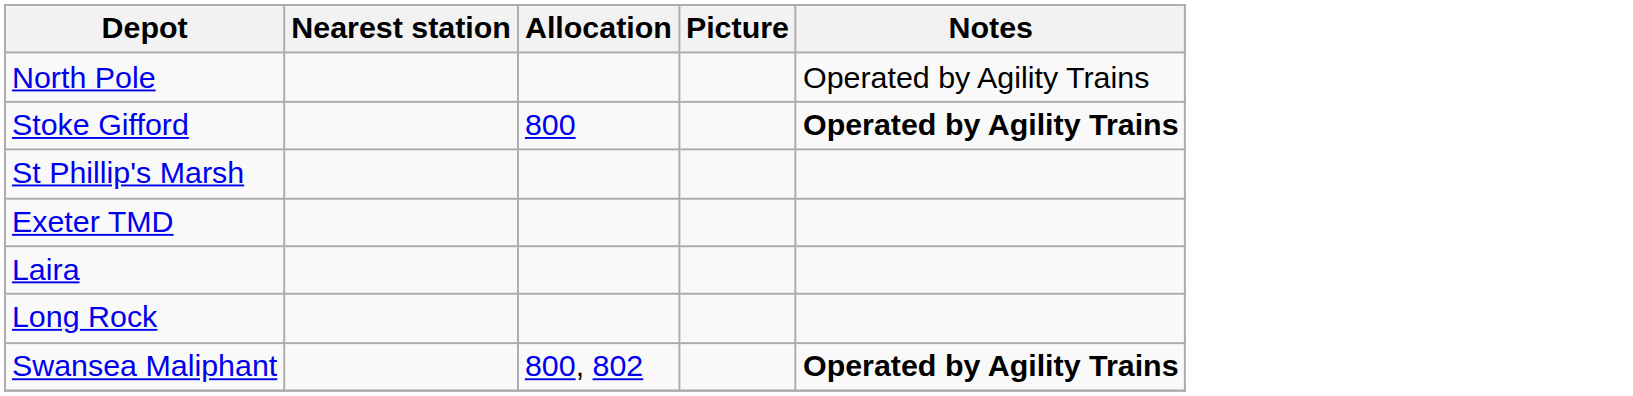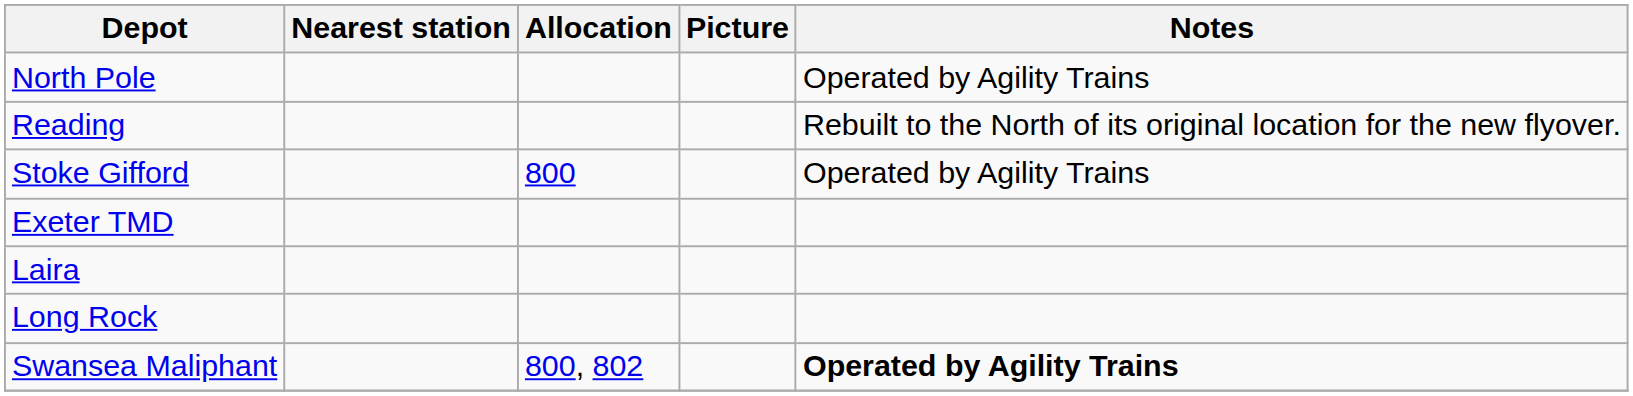+ row: (69, 125)
(991, 125) bold -> (976, 173) normal
- row: (128, 173)
